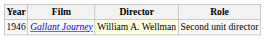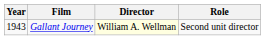(16, 27) 1946 -> (16, 27) 1943
